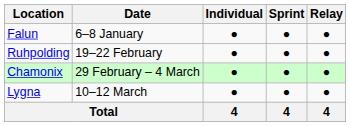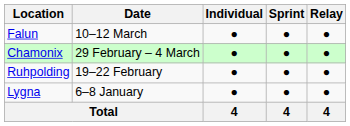(109, 33) 6–8 January -> (111, 33) 10–12 March
rows swapped: (38, 53) <-> (35, 72)
(111, 92) 10–12 March -> (109, 92) 6–8 January
